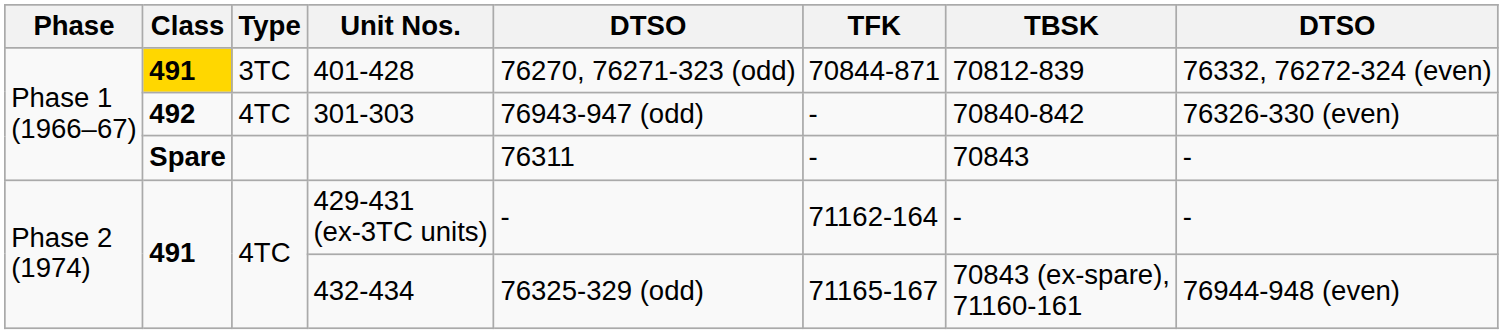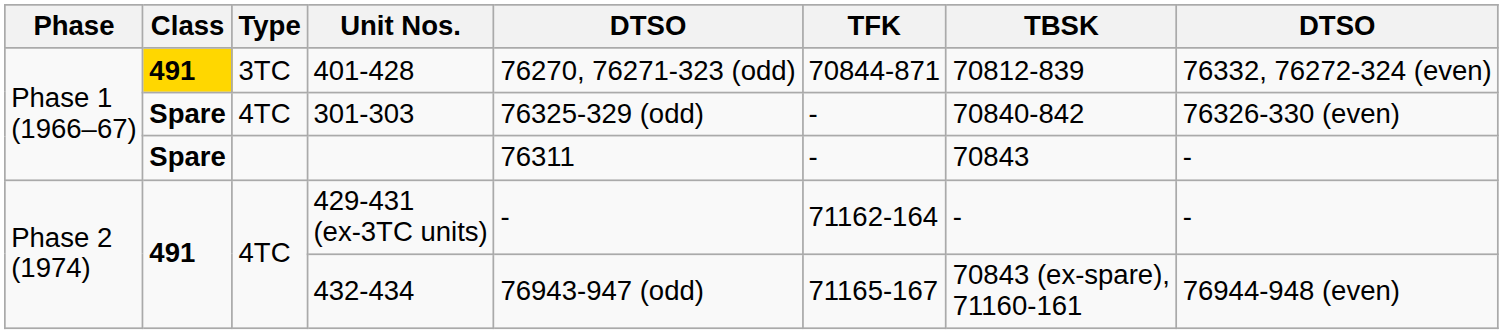(172, 113) 492 -> (188, 113) Spare
(602, 113) 76943-947 (odd) -> (602, 113) 76325-329 (odd)
(602, 290) 76325-329 (odd) -> (602, 290) 76943-947 (odd)
